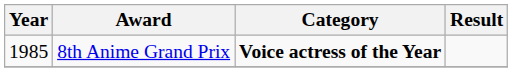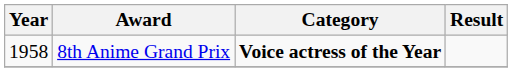(29, 50) 1985 -> (29, 50) 1958
